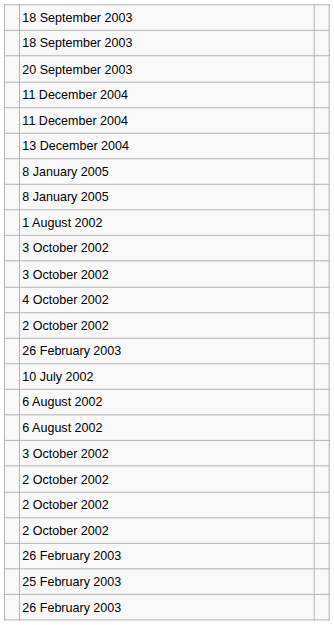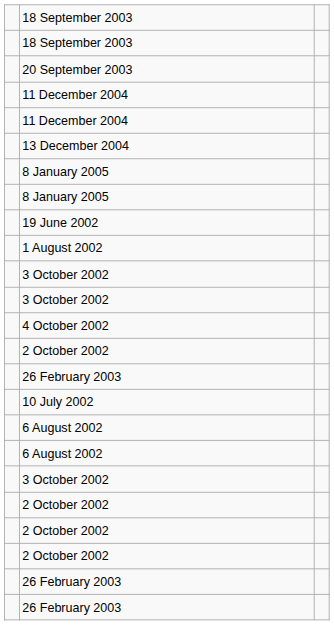+ row: (12, 223)
- row: (12, 582)
